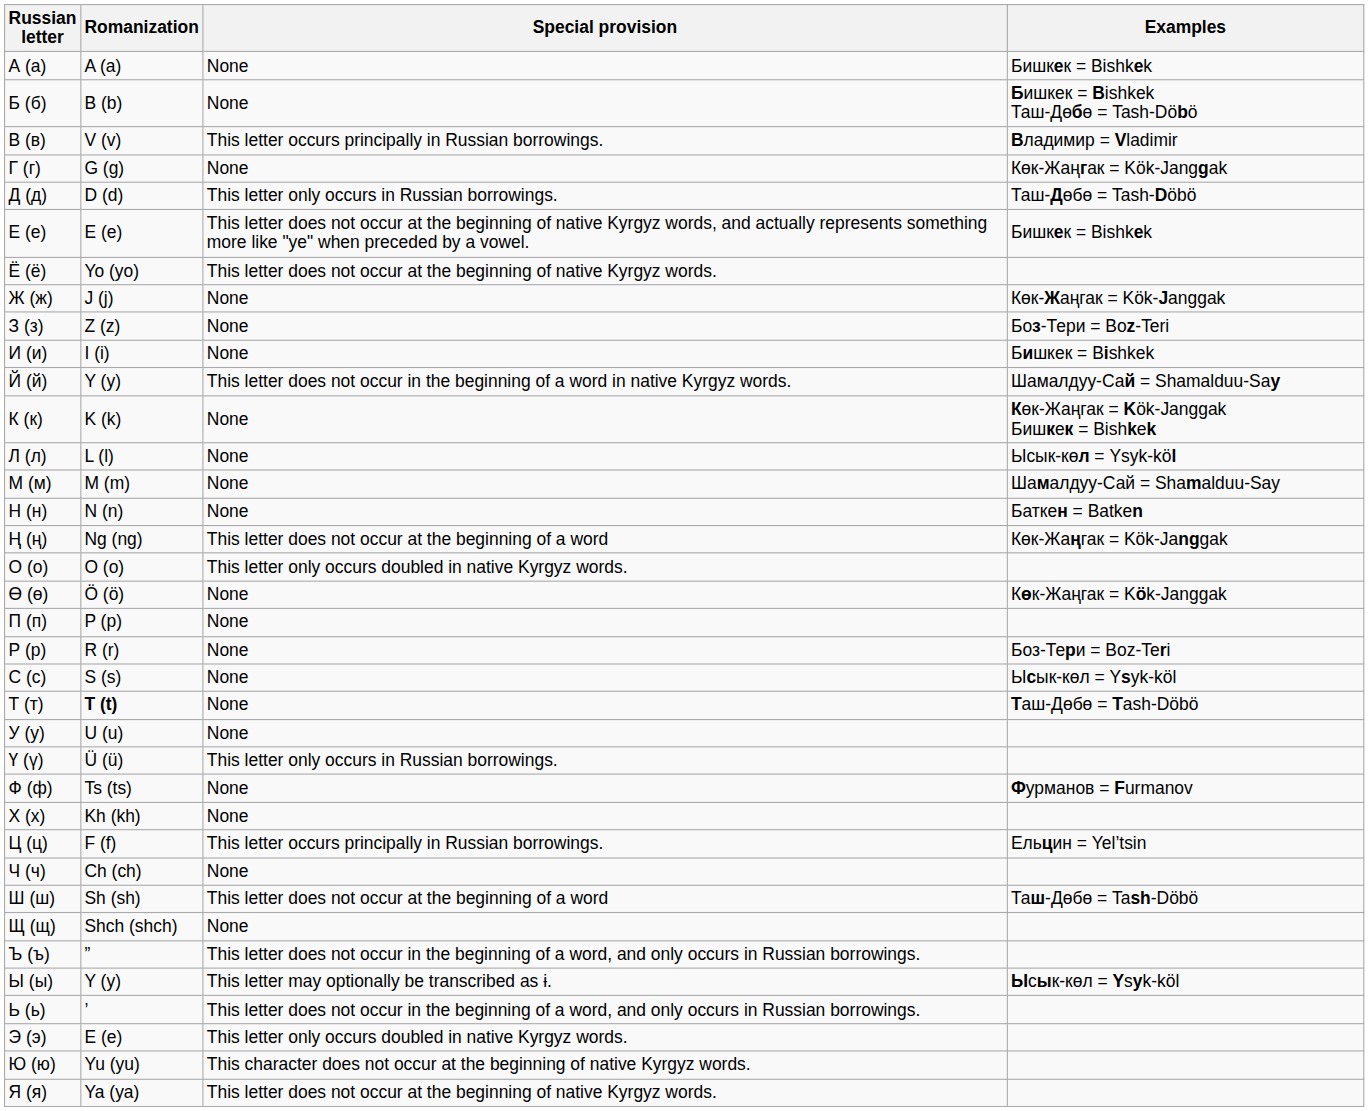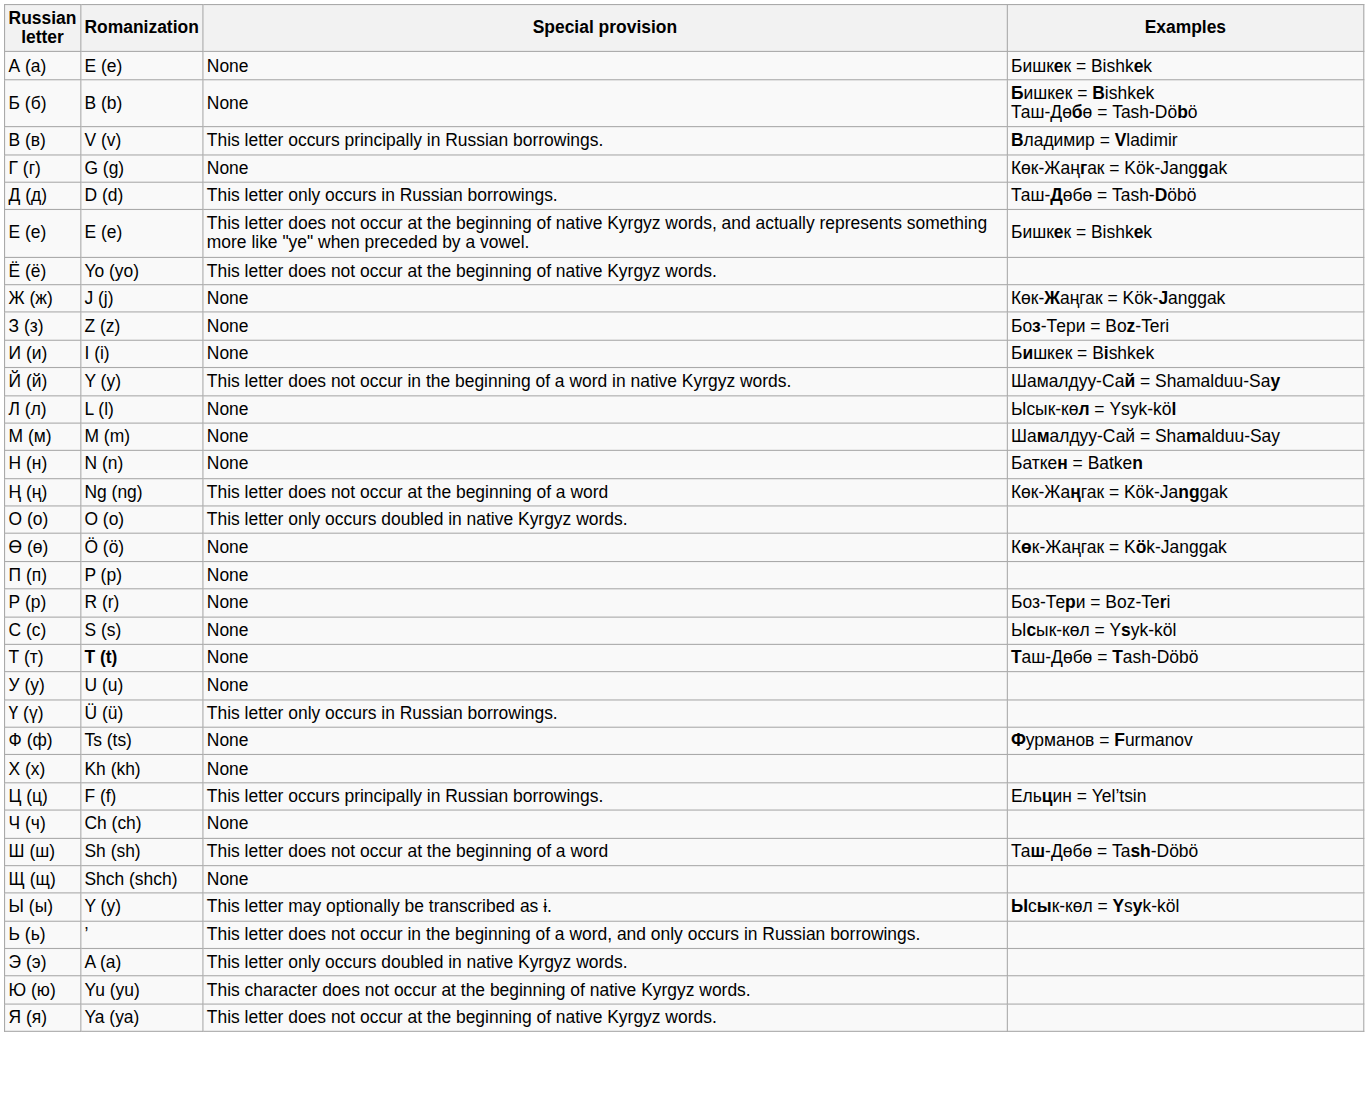(103, 65) A (a) -> (103, 65) E (e)
- row: (26, 418)
- row: (29, 954)
(103, 1037) E (e) -> (103, 962) A (a)
